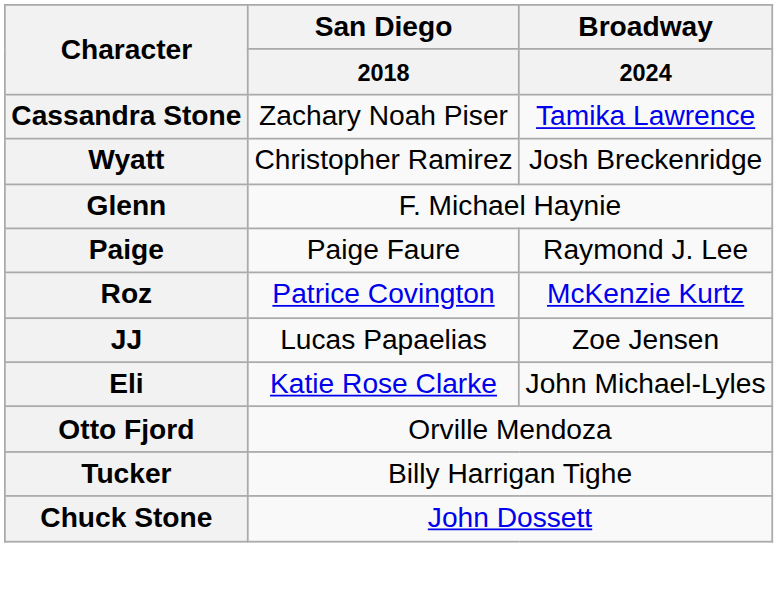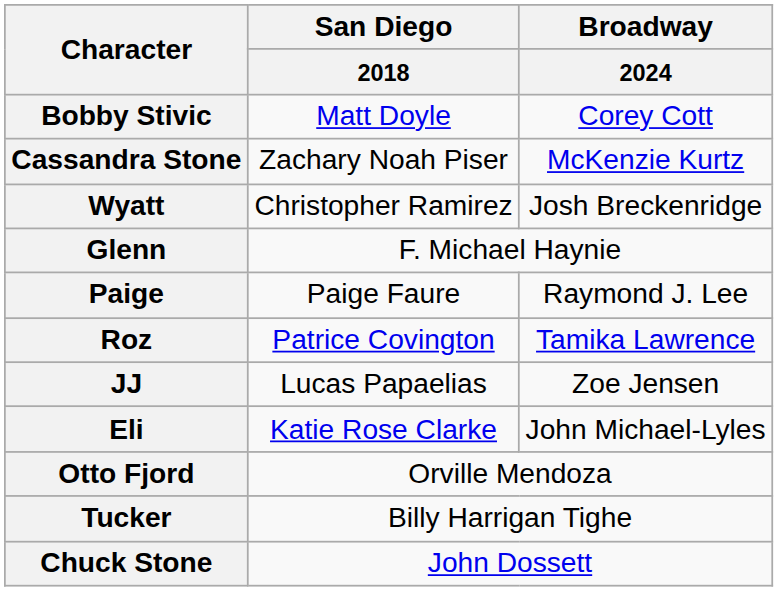+ row: (126, 116)
(646, 116) Tamika Lawrence -> (646, 160) McKenzie Kurtz
(646, 294) McKenzie Kurtz -> (646, 339) Tamika Lawrence
